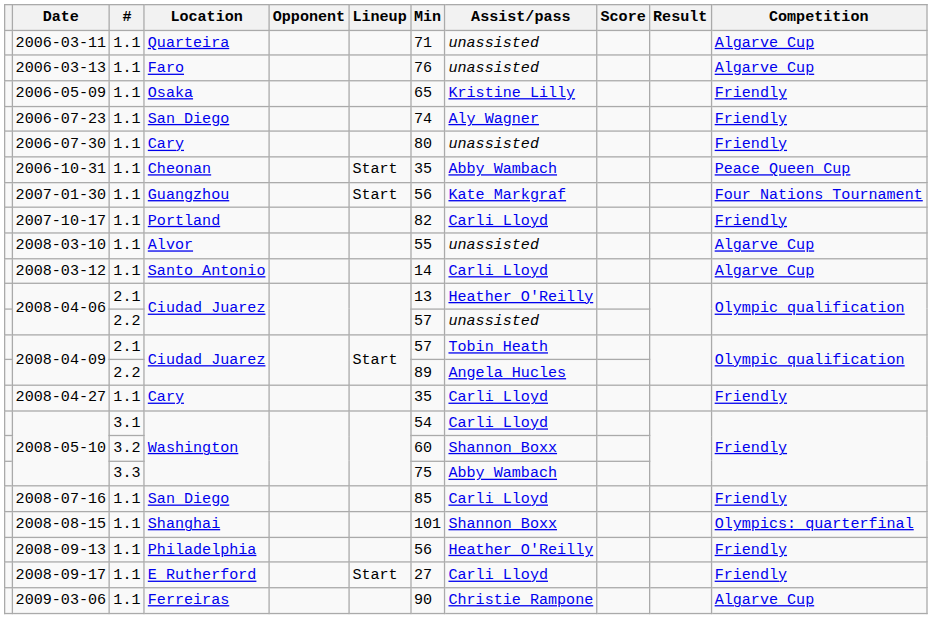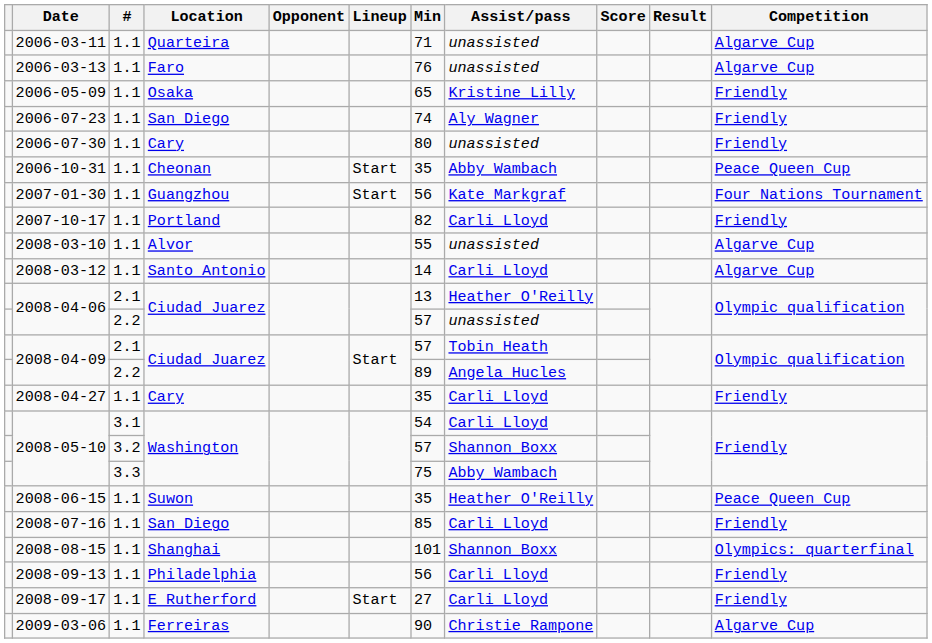(423, 448) 60 -> (423, 448) 57
+ row: (61, 499)
(521, 549) Heather O'Reilly -> (498, 575) Carli Lloyd
